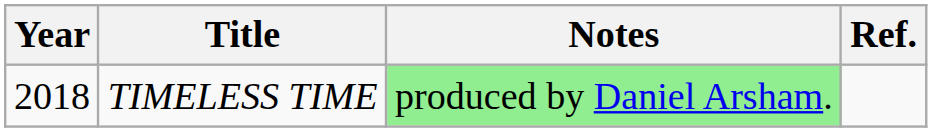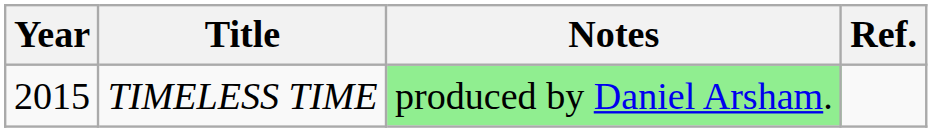(52, 95) 2018 -> (52, 95) 2015
